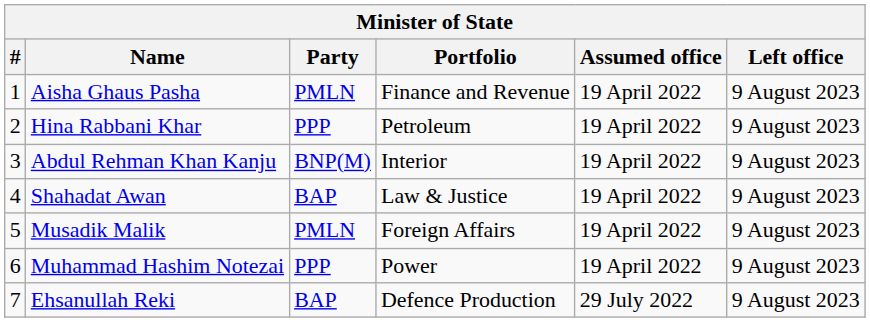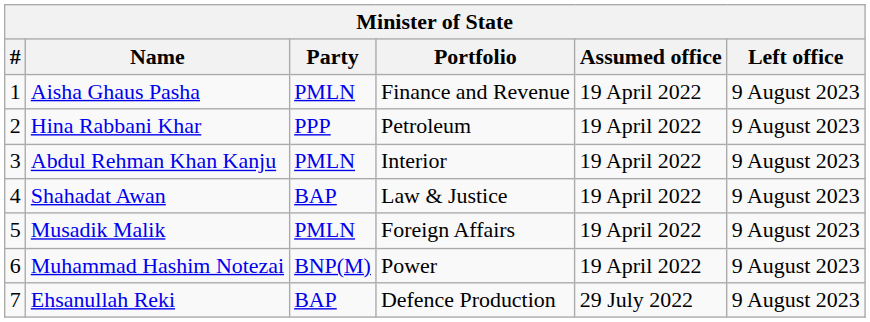(333, 160) BNP(M) -> (325, 160) PMLN
(312, 265) PPP -> (333, 265) BNP(M)
